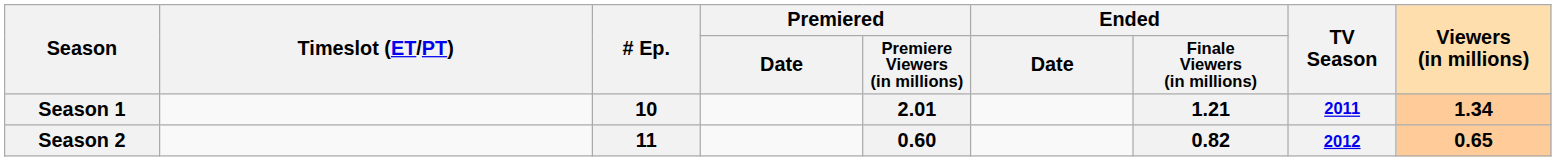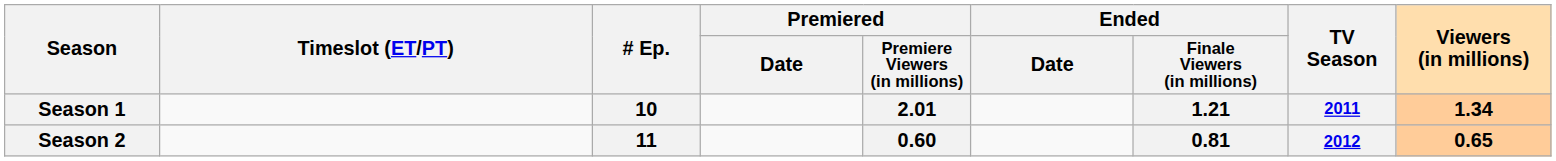(1211, 140) 0.82 -> (1211, 140) 0.81
